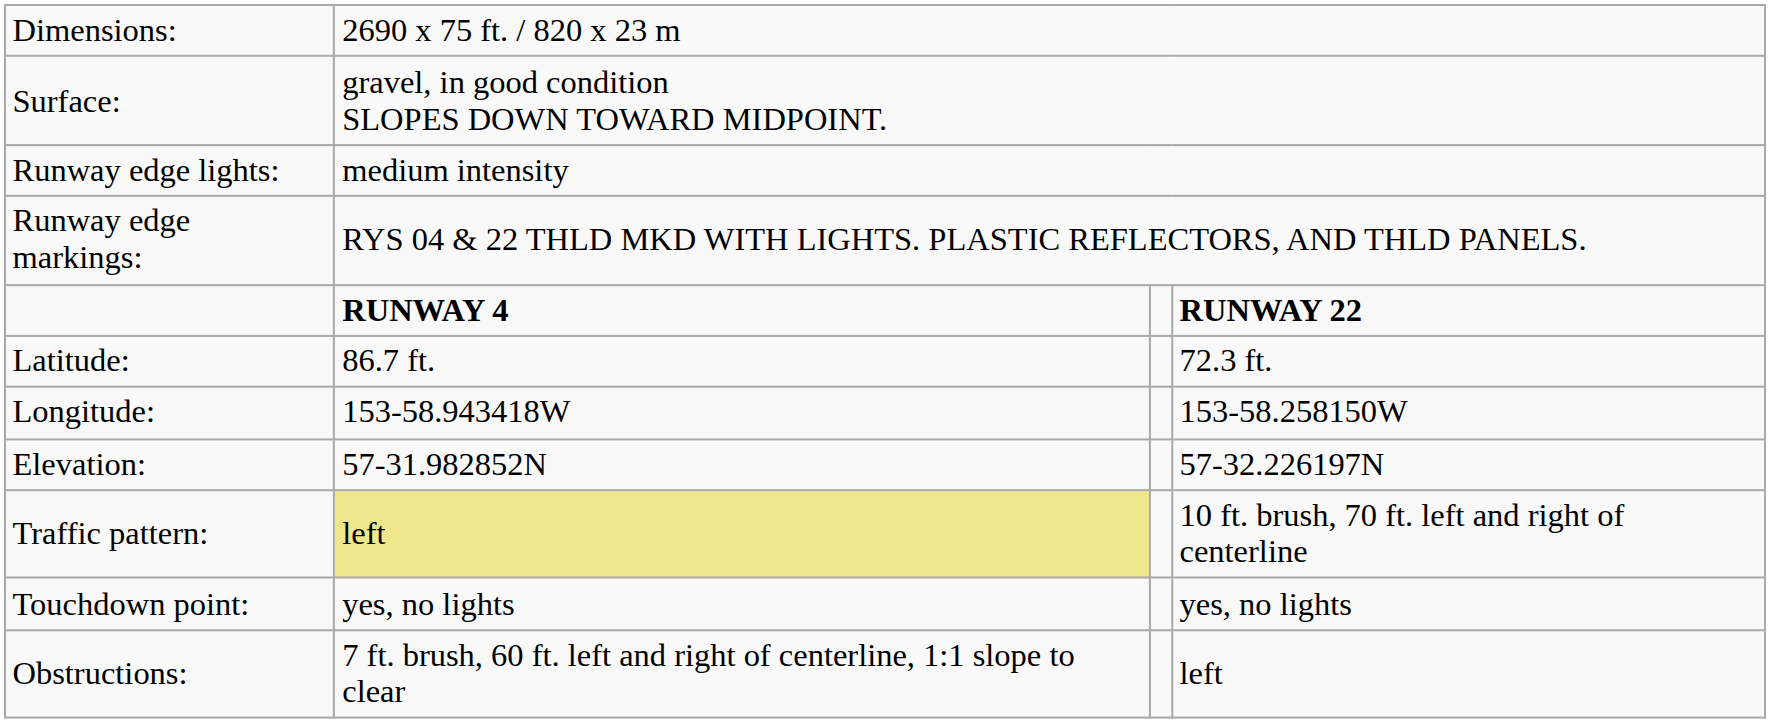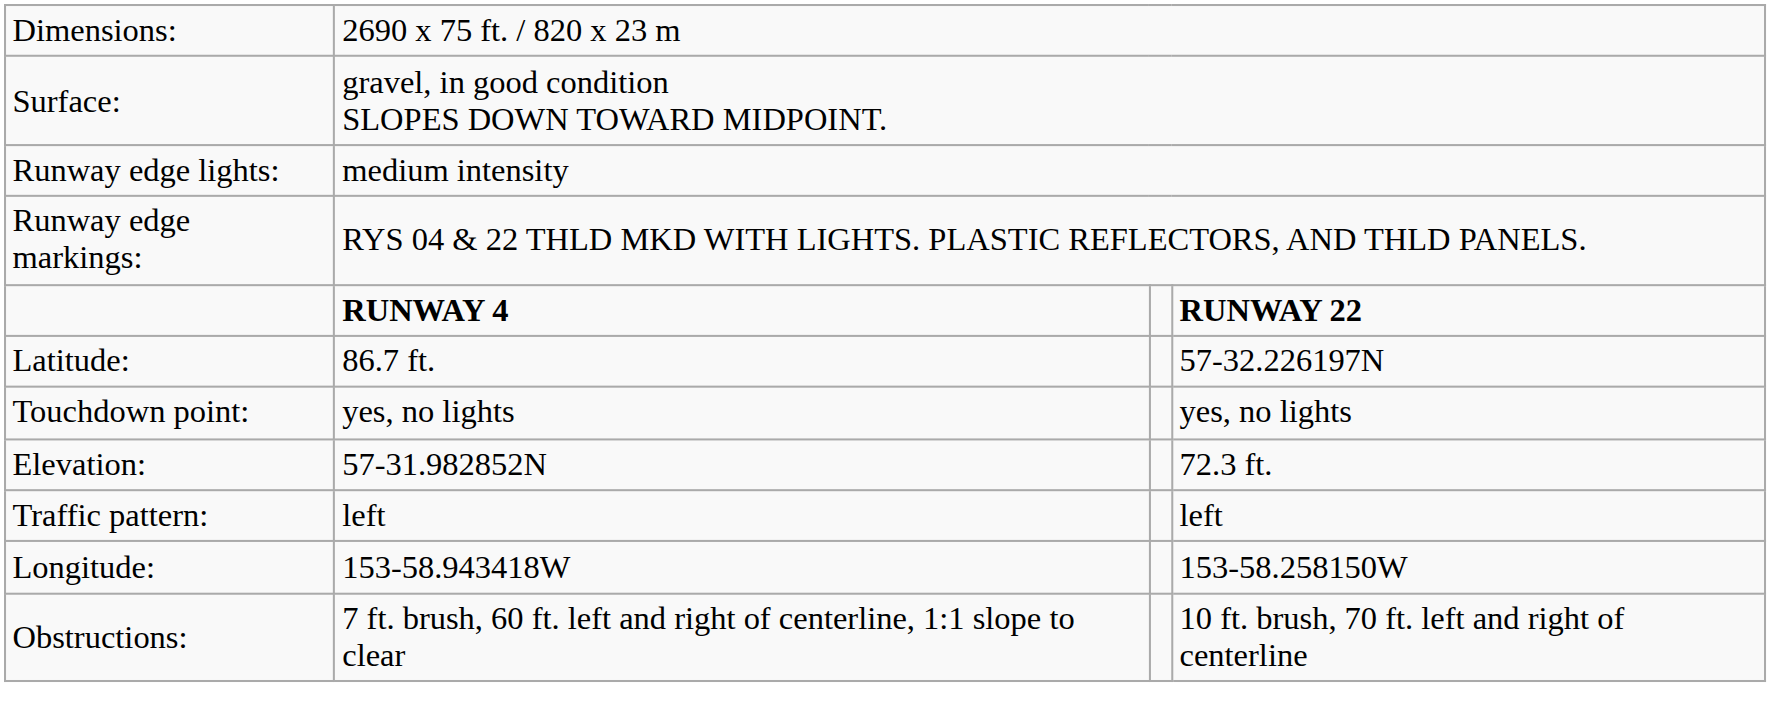(1226, 360) 72.3 ft. -> (1282, 360) 57-32.226197N
rows swapped: (84, 412) <-> (131, 603)
(1282, 463) 57-32.226197N -> (1226, 463) 72.3 ft.
(364, 533) khaki background -> (364, 515) no background
(1402, 533) 10 ft. brush, 70 ft. left and right of centerline -> (1201, 515) left
(1201, 673) left -> (1402, 636) 10 ft. brush, 70 ft. left and right of centerline
